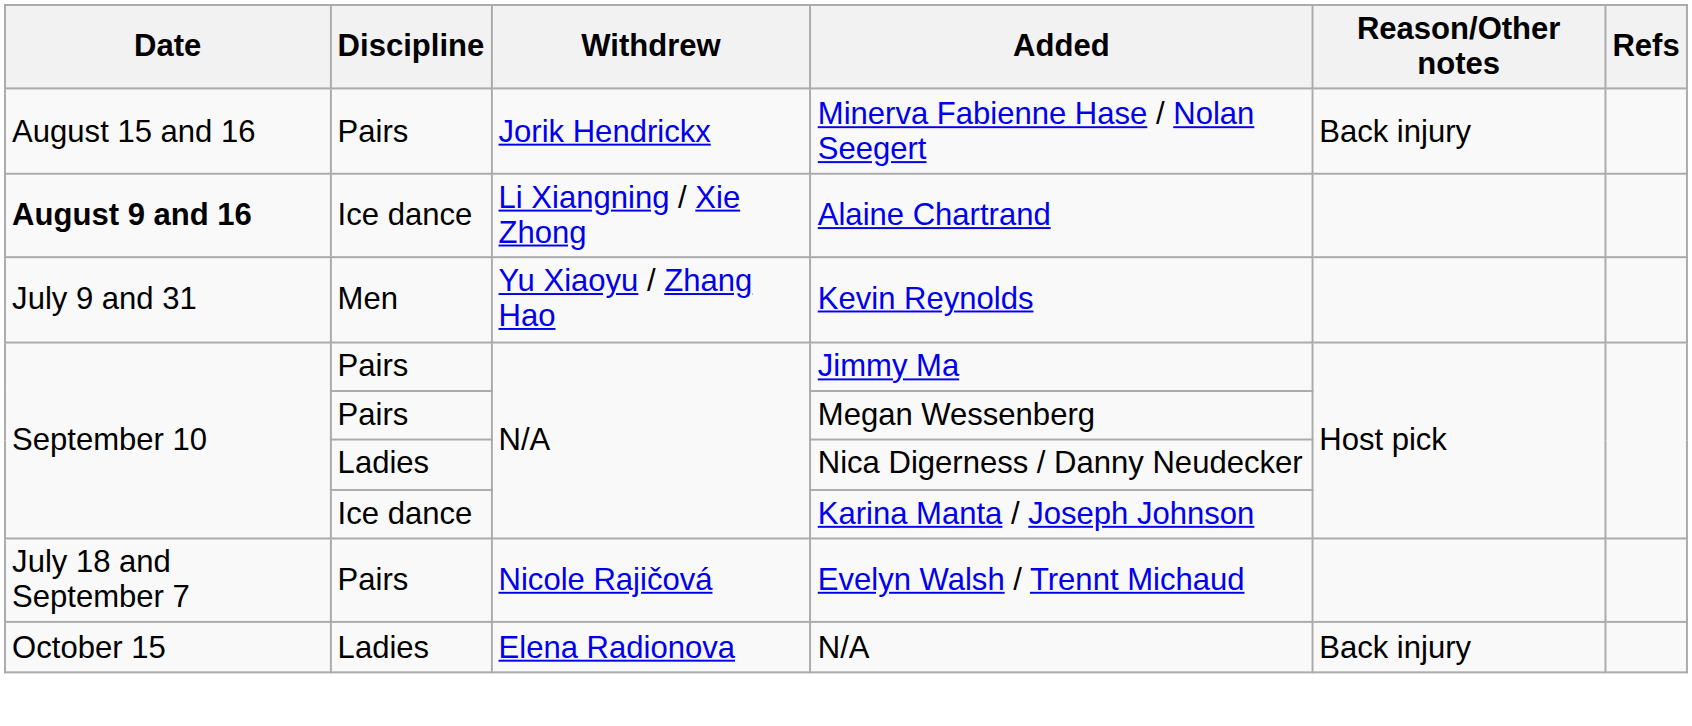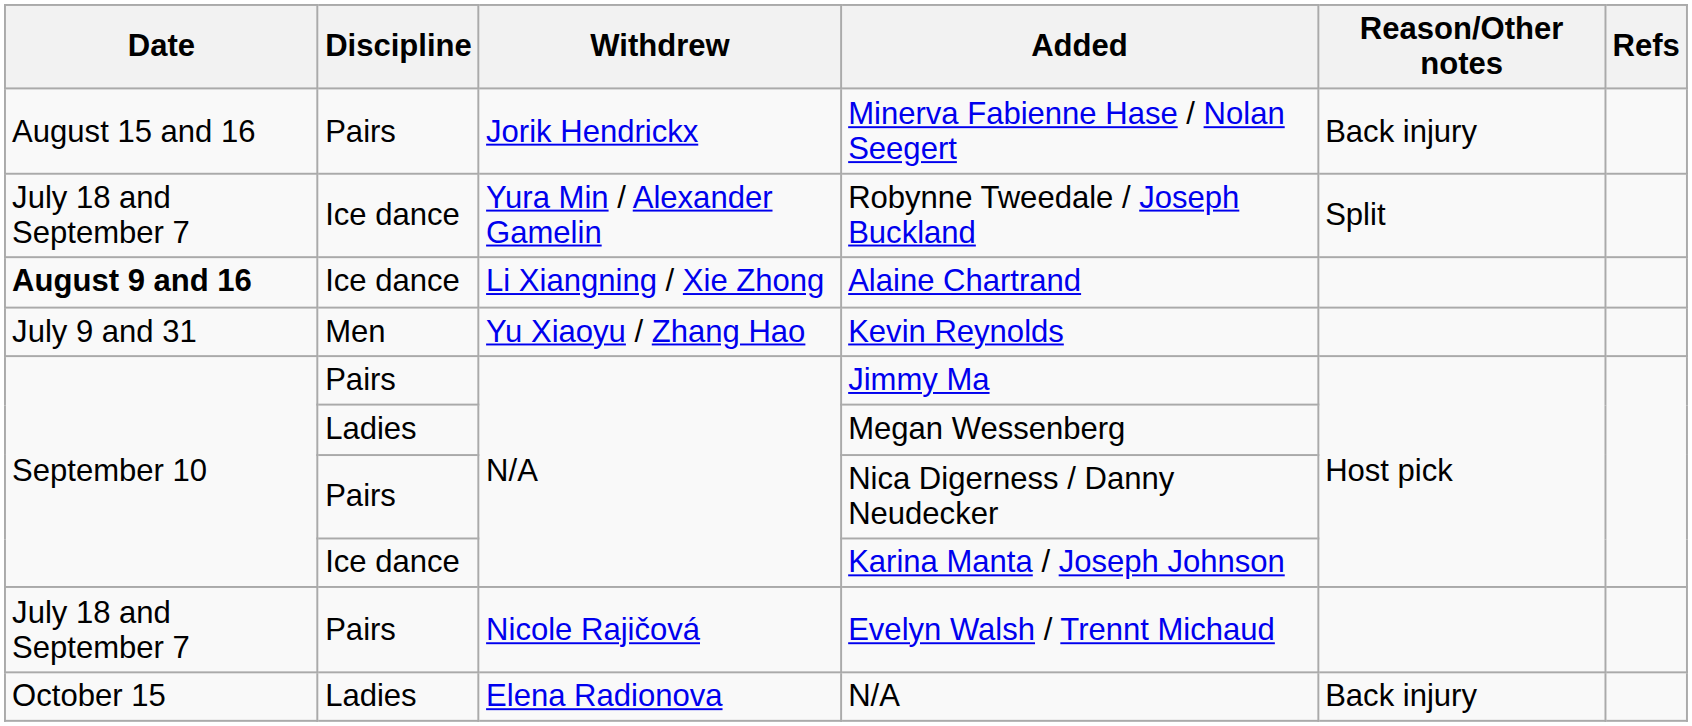+ row: (1044, 214)
(373, 414) Pairs -> (371, 429) Ladies
(383, 464) Ladies -> (361, 495) Pairs
